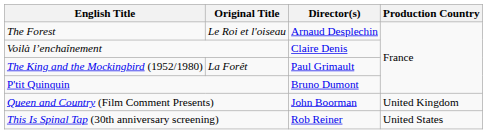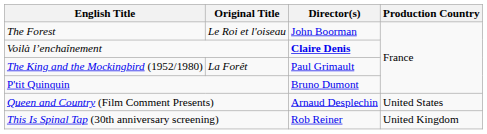(335, 31) Arnaud Desplechin -> (324, 31) John Boorman
(319, 48) normal -> (321, 48) bold
(324, 102) John Boorman -> (335, 102) Arnaud Desplechin
(421, 102) United Kingdom -> (413, 102) United States
(413, 119) United States -> (421, 119) United Kingdom
